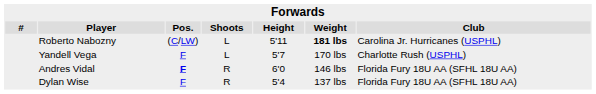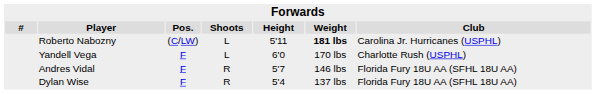(279, 55) 5'7 -> (279, 55) 6'0
(183, 68) bold -> (183, 68) normal
(279, 68) 6'0 -> (279, 68) 5'7
